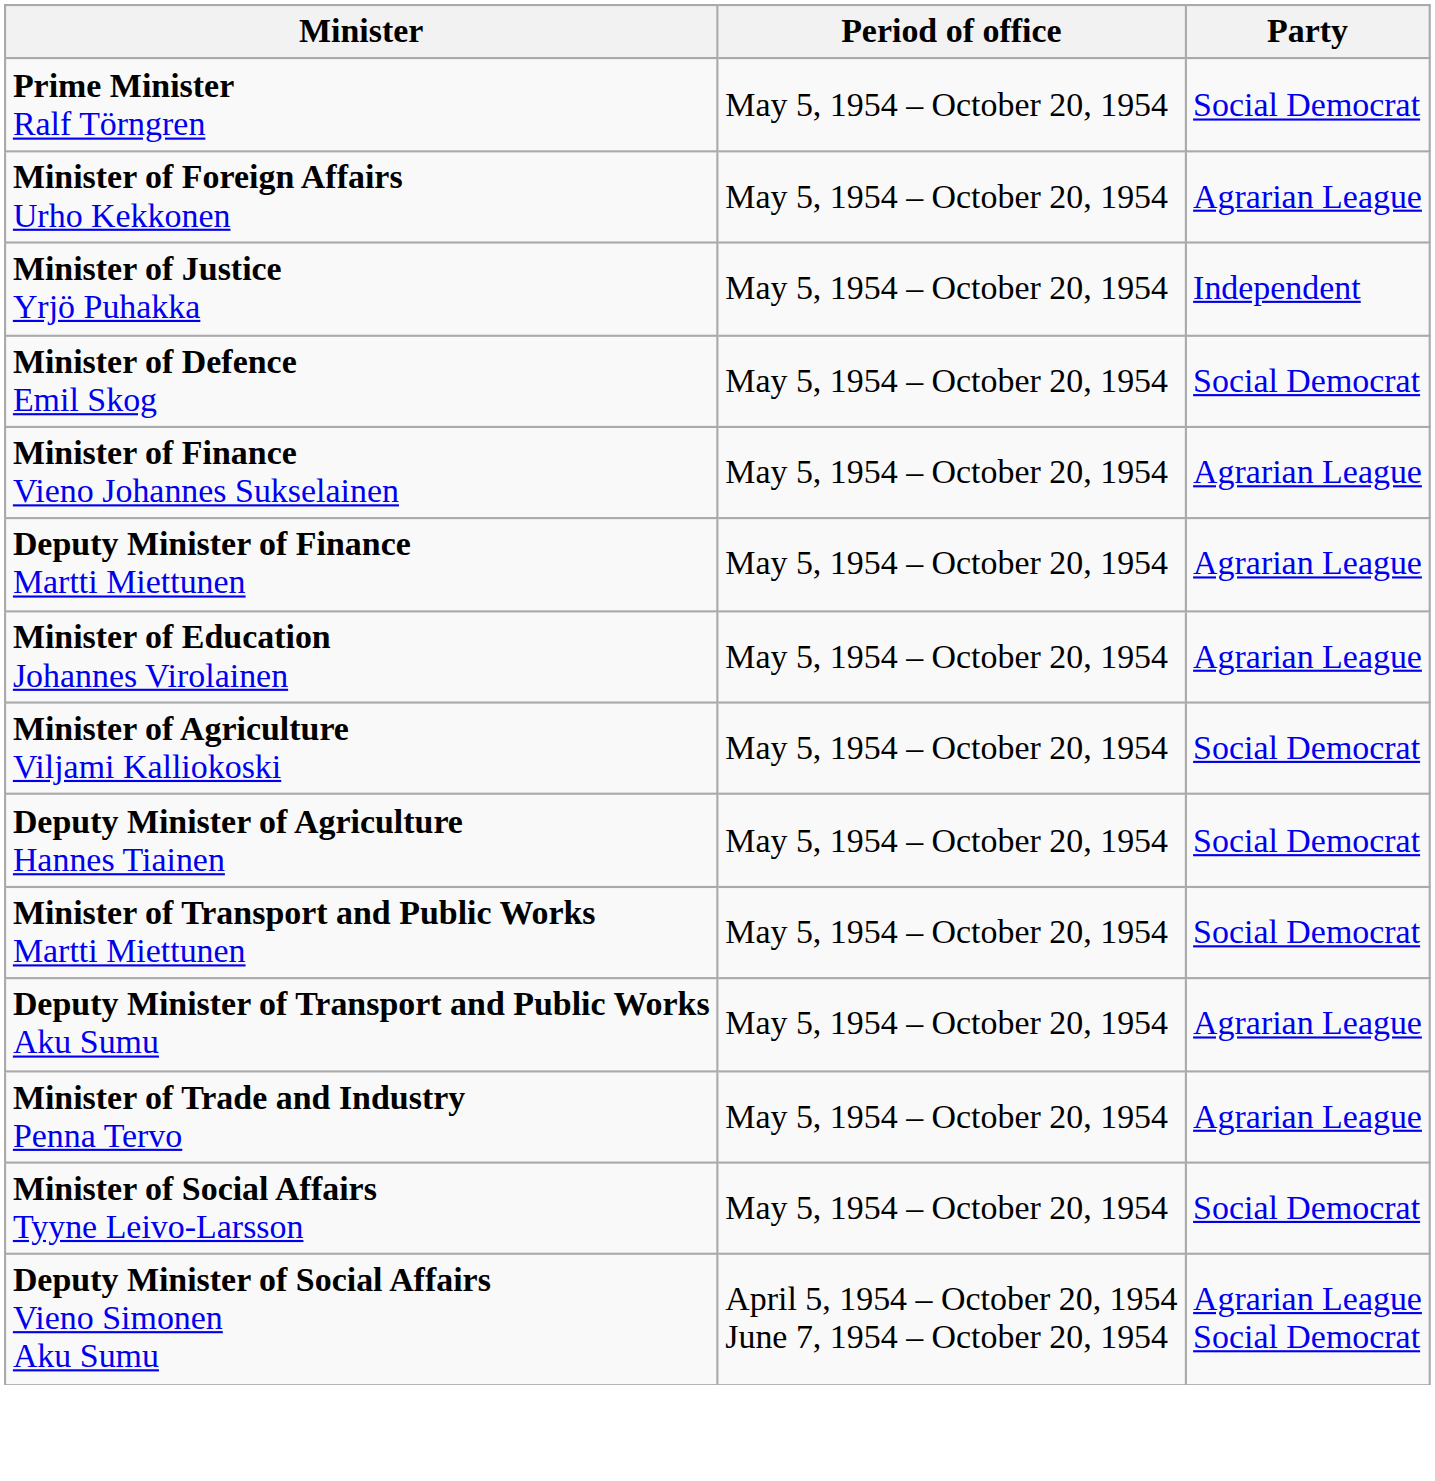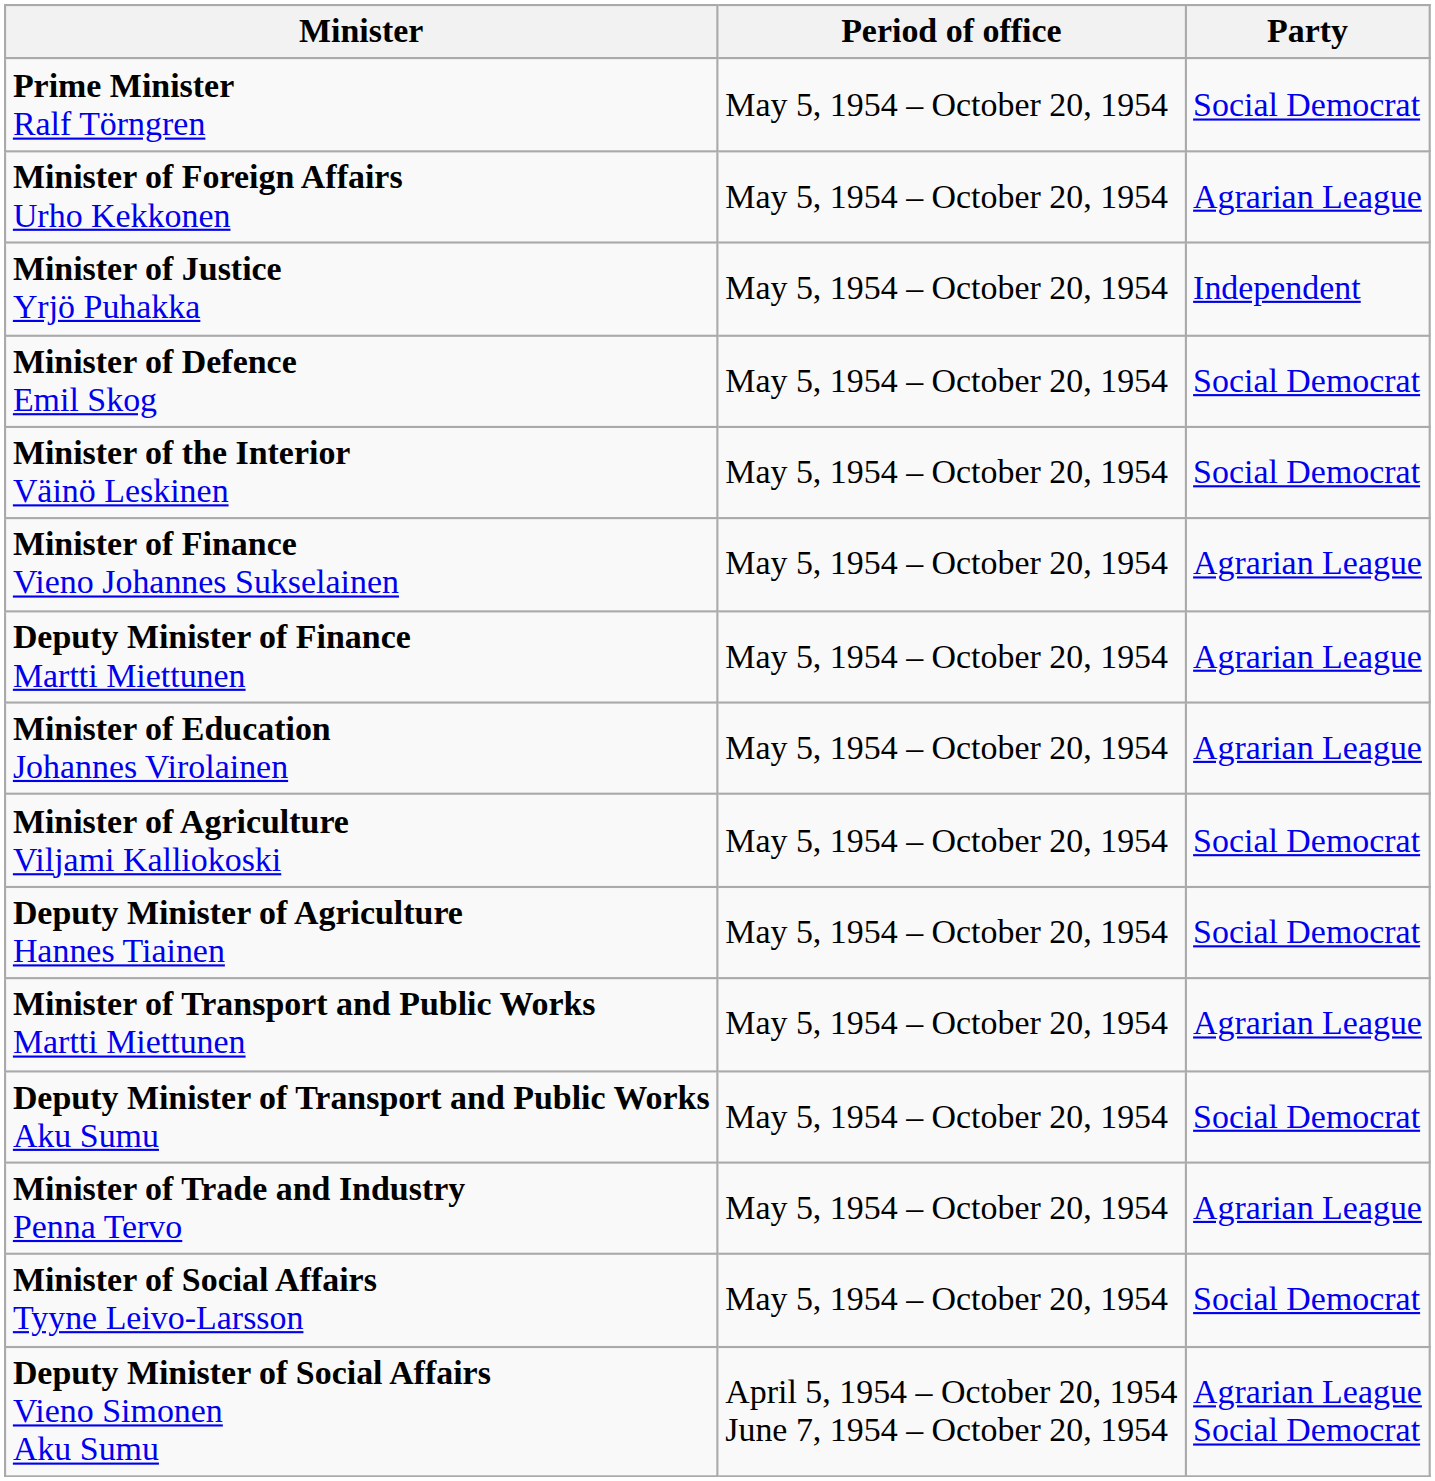+ row: (182, 472)
(1307, 931) Social Democrat -> (1308, 1023) Agrarian League
(1308, 1023) Agrarian League -> (1307, 1115) Social Democrat
